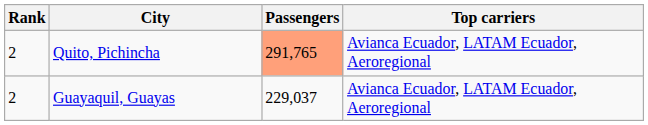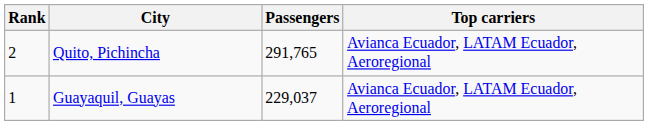(291, 52) lightsalmon background -> (291, 52) no background
(12, 97) 2 -> (12, 97) 1
